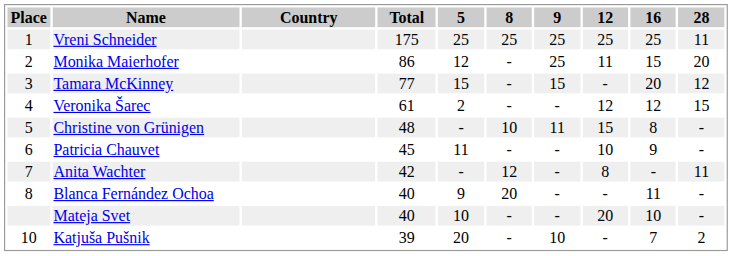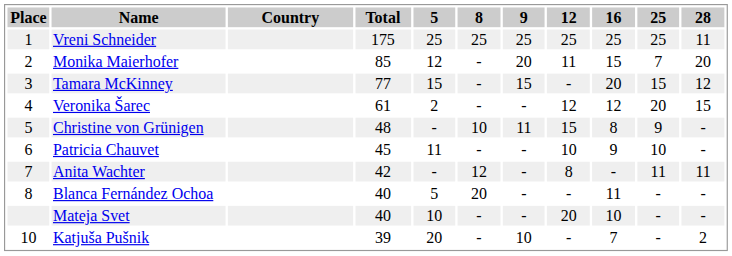+ column: (658, 17)
(407, 61) 86 -> (383, 61) 85
(557, 61) 25 -> (524, 61) 20
(461, 194) 9 -> (434, 194) 5
